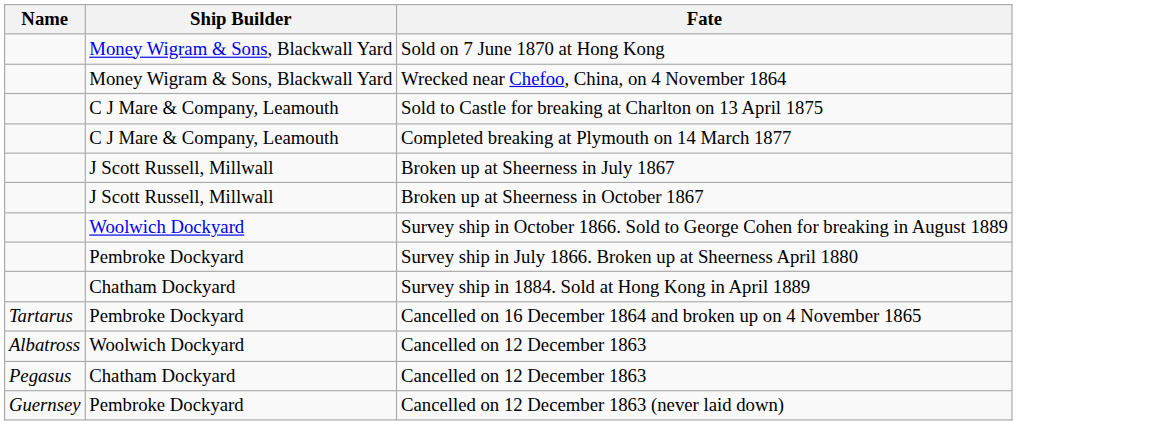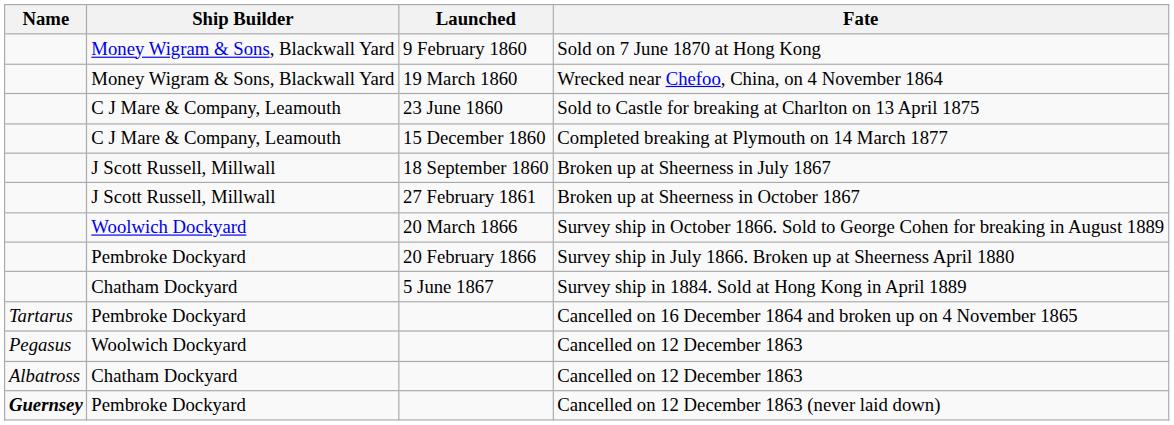+ column: (476, 19)
(44, 345) Albatross -> (40, 345) Pegasus
(40, 375) Pegasus -> (44, 375) Albatross
(45, 405) normal -> (46, 405) bold
